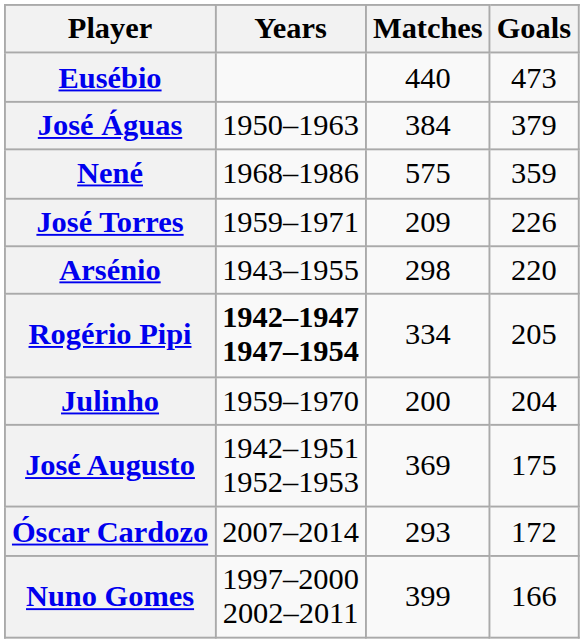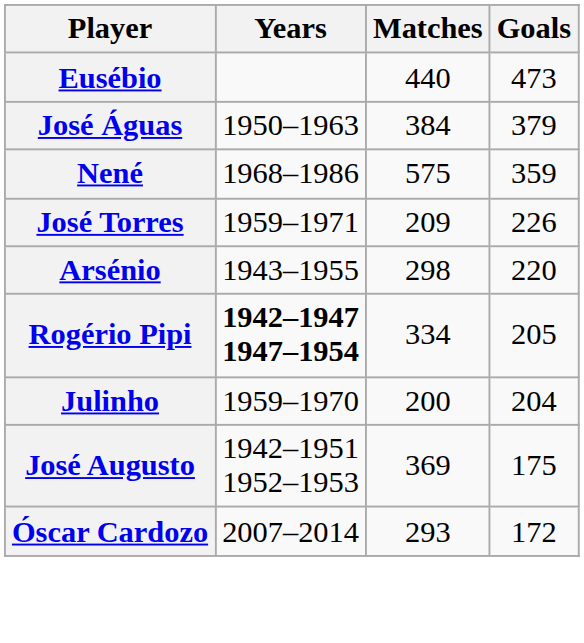- row: (110, 596)
